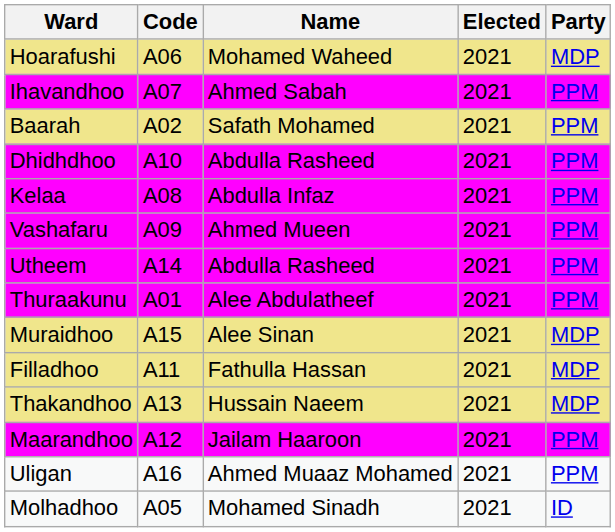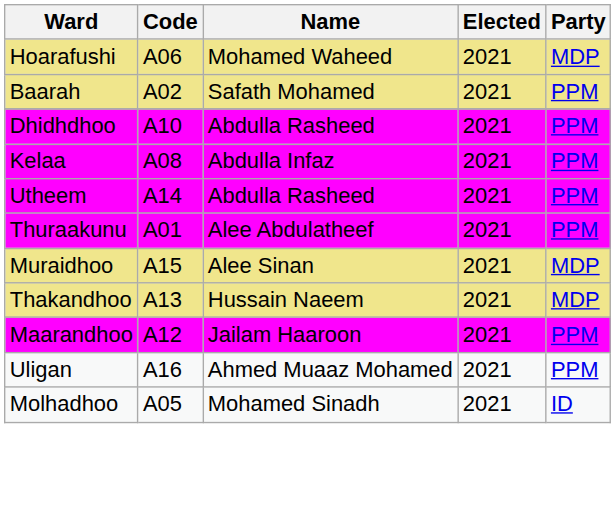- row: (67, 91)
- row: (59, 230)
- row: (54, 369)
